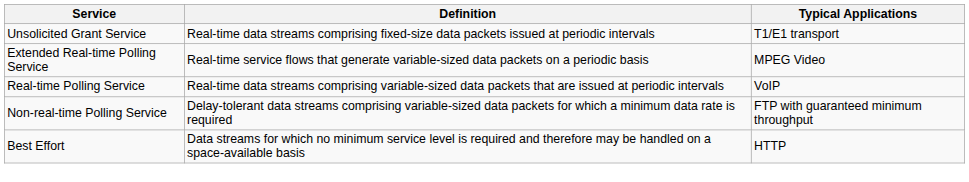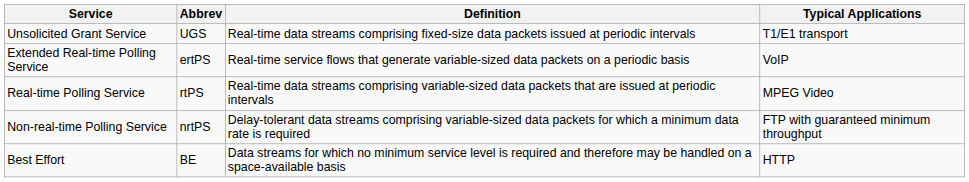+ column: (201, 14)
(790, 60) MPEG Video -> (776, 60) VoIP
(767, 86) VoIP -> (798, 93) MPEG Video
